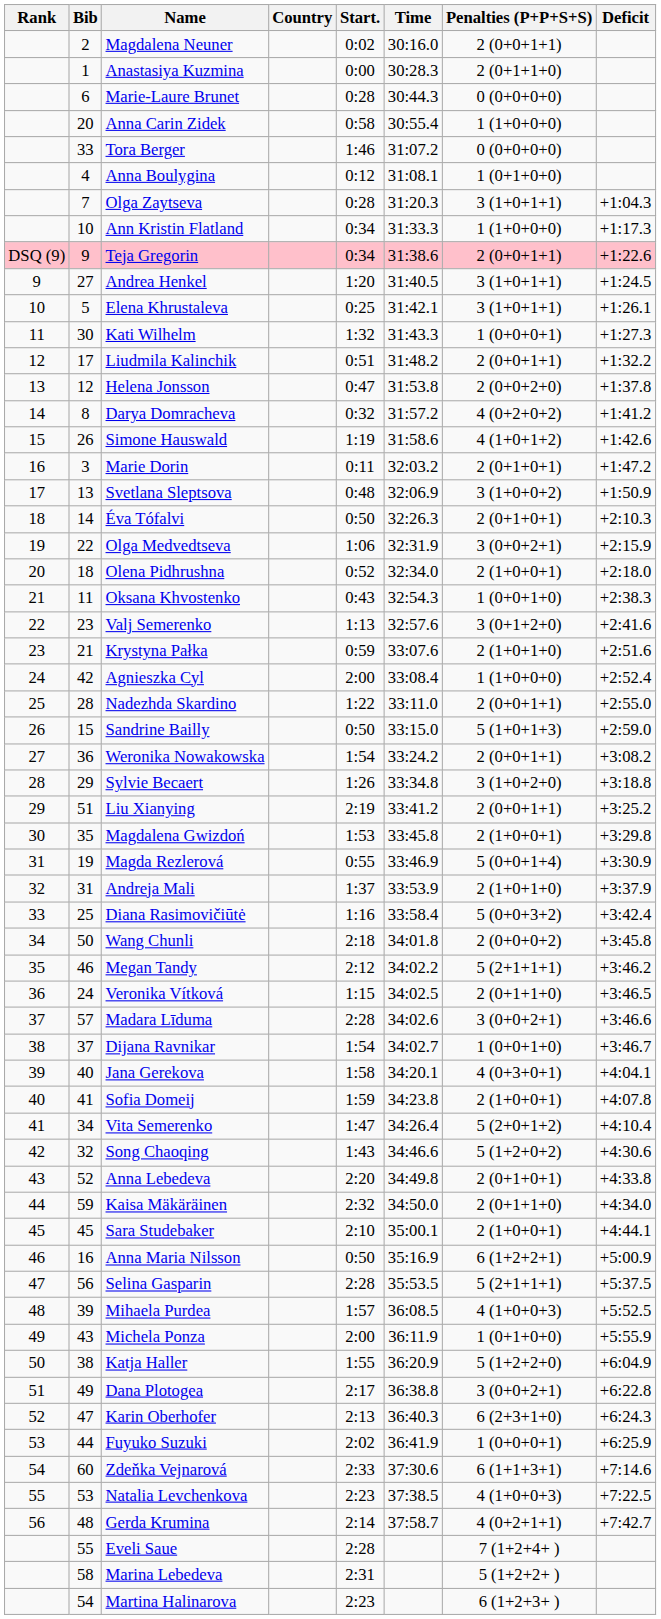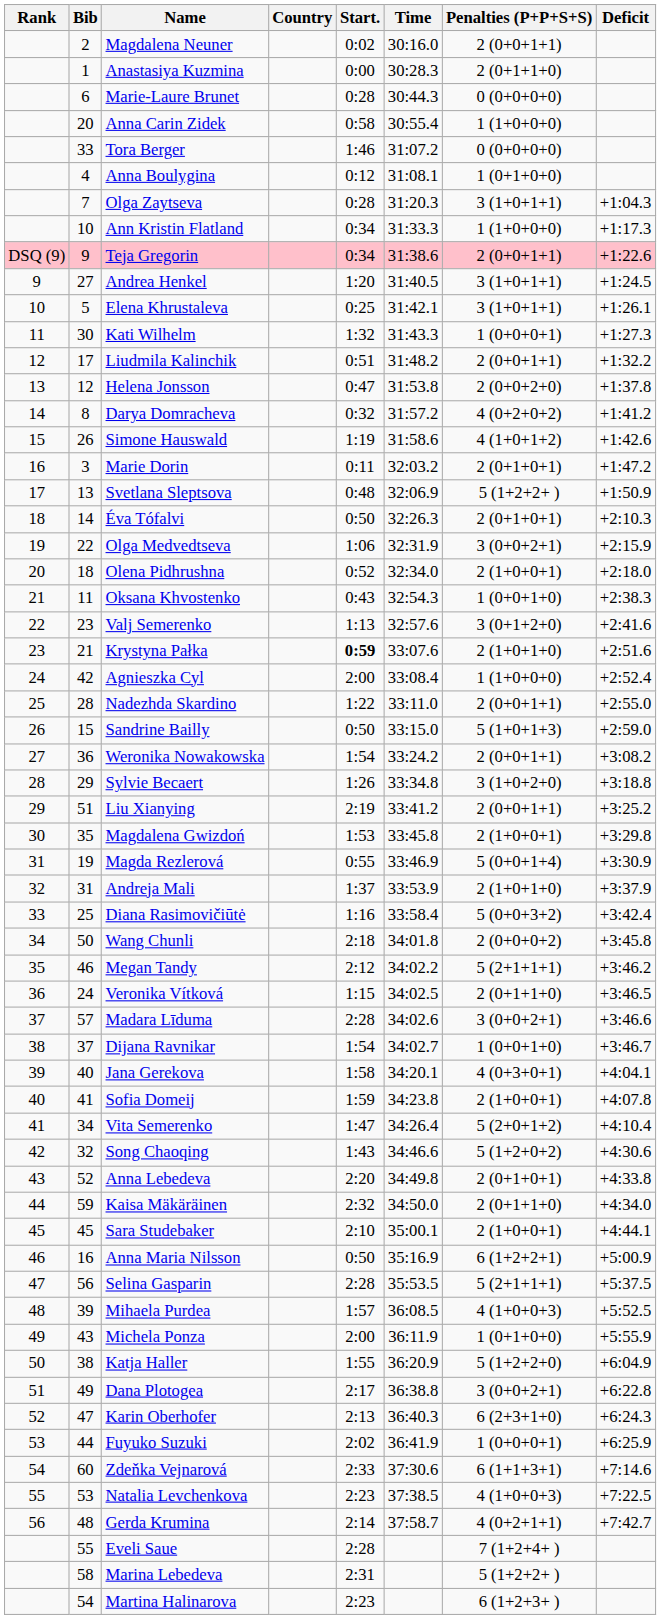(519, 492) 3 (1+0+0+2) -> (519, 492) 5 (1+2+2+ )
(360, 651) normal -> (360, 651) bold
